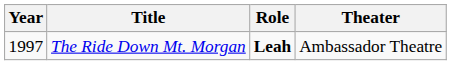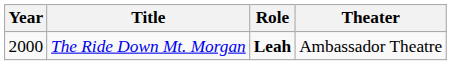(26, 45) 1997 -> (26, 45) 2000
